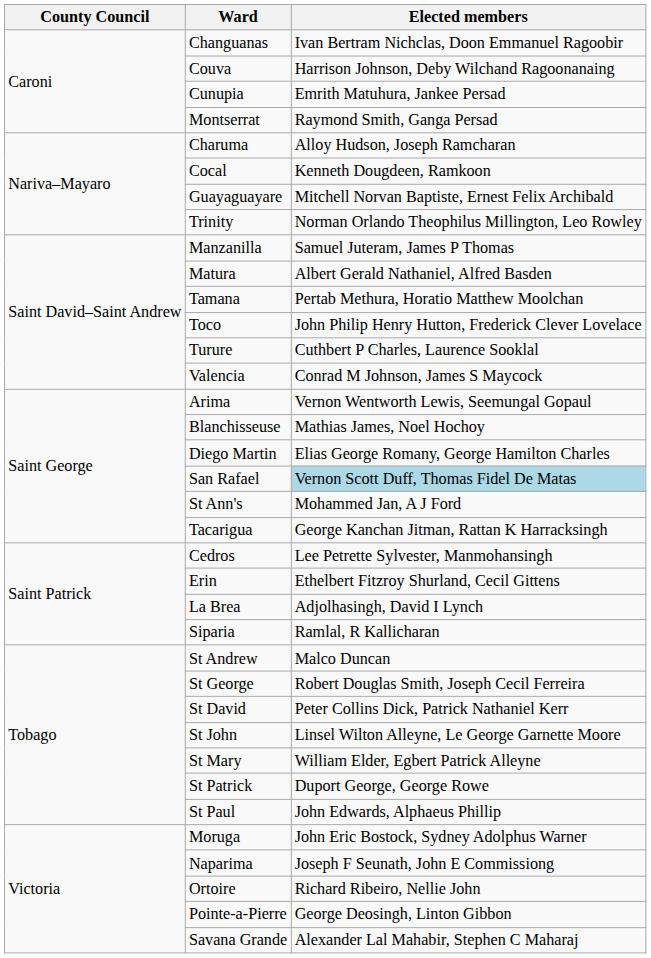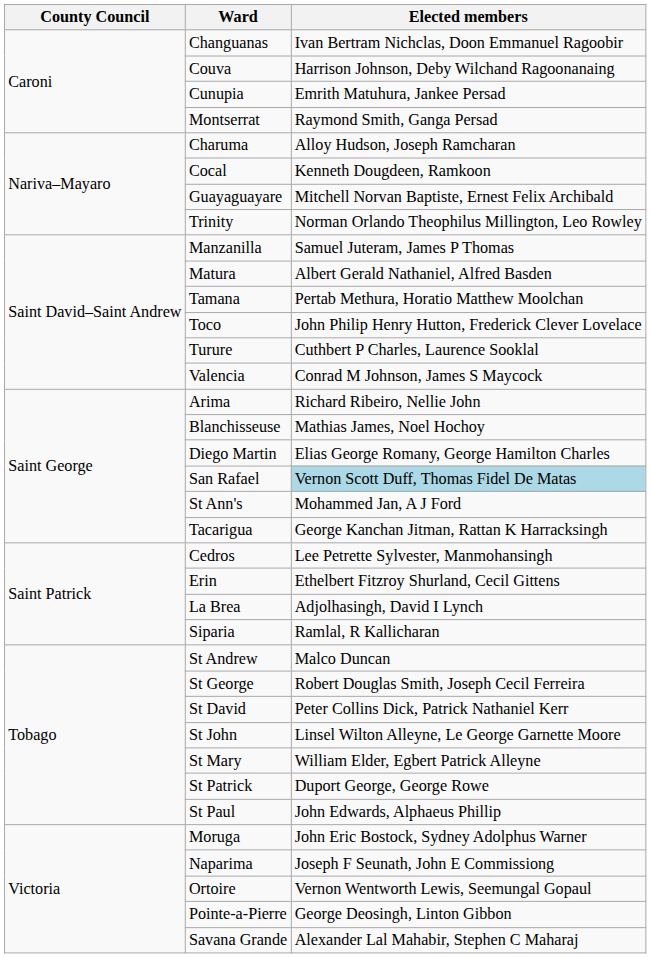(443, 401) Vernon Wentworth Lewis, Seemungal Gopaul -> (388, 401) Richard Ribeiro, Nellie John
(388, 888) Richard Ribeiro, Nellie John -> (443, 888) Vernon Wentworth Lewis, Seemungal Gopaul
